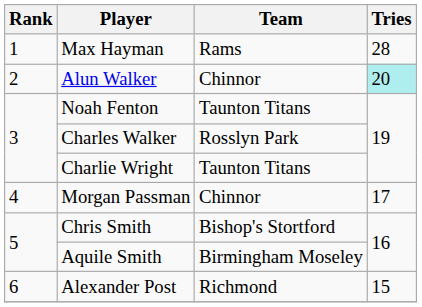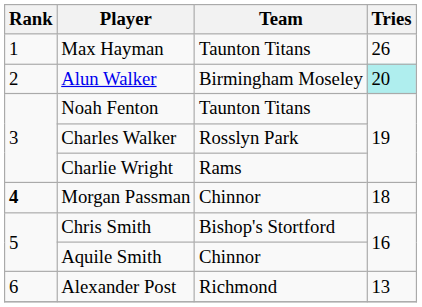(220, 49) Rams -> (255, 49) Taunton Titans
(381, 49) 28 -> (381, 49) 26
(230, 78) Chinnor -> (281, 78) Birmingham Moseley
(255, 167) Taunton Titans -> (220, 167) Rams
(14, 197) normal -> (14, 197) bold
(381, 197) 17 -> (381, 197) 18
(281, 256) Birmingham Moseley -> (230, 256) Chinnor
(381, 286) 15 -> (381, 286) 13
